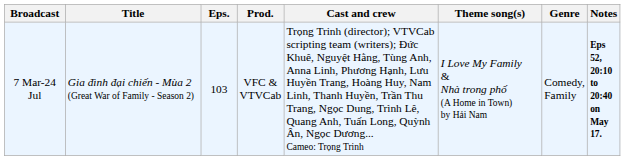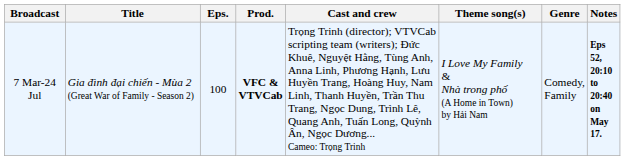(219, 89) 103 -> (218, 89) 100
(260, 89) normal -> (261, 89) bold
